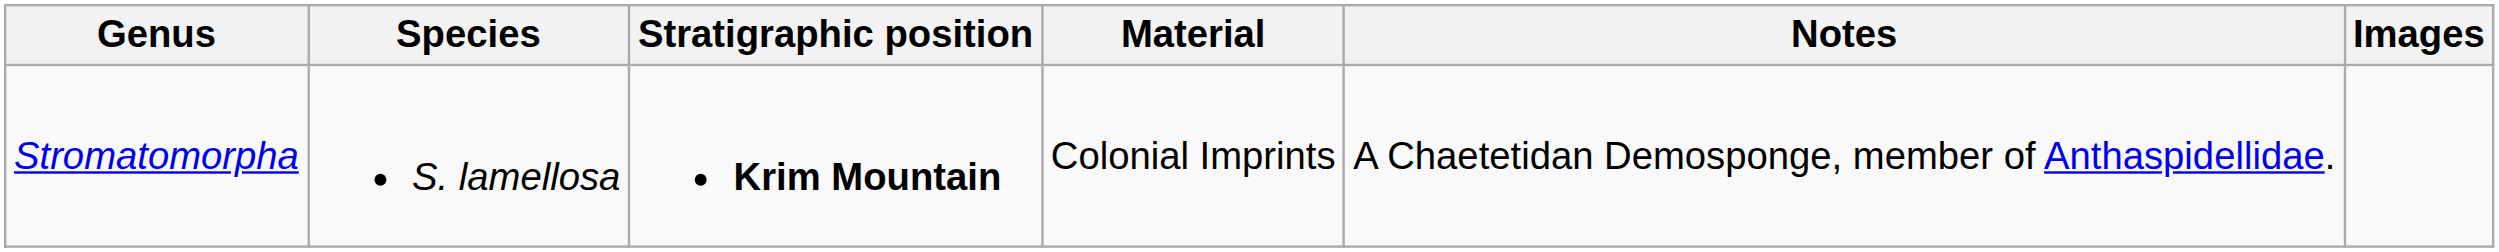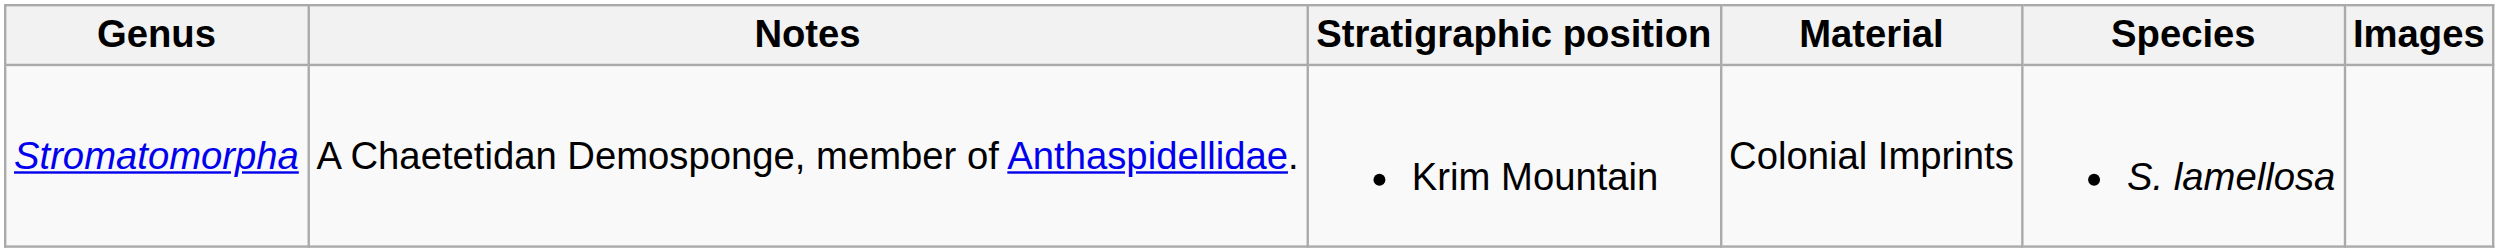columns swapped: (468, 34) <-> (1844, 34)
(836, 177) bold -> (1514, 177) normal
